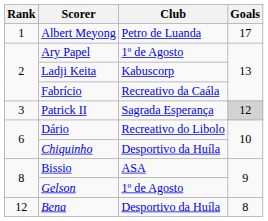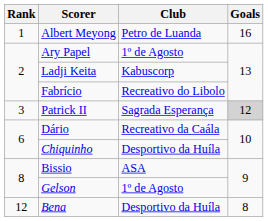(245, 33) 17 -> (245, 33) 16
(170, 91) Recreativo da Caála -> (173, 91) Recreativo do Libolo
(173, 129) Recreativo do Libolo -> (170, 129) Recreativo da Caála
